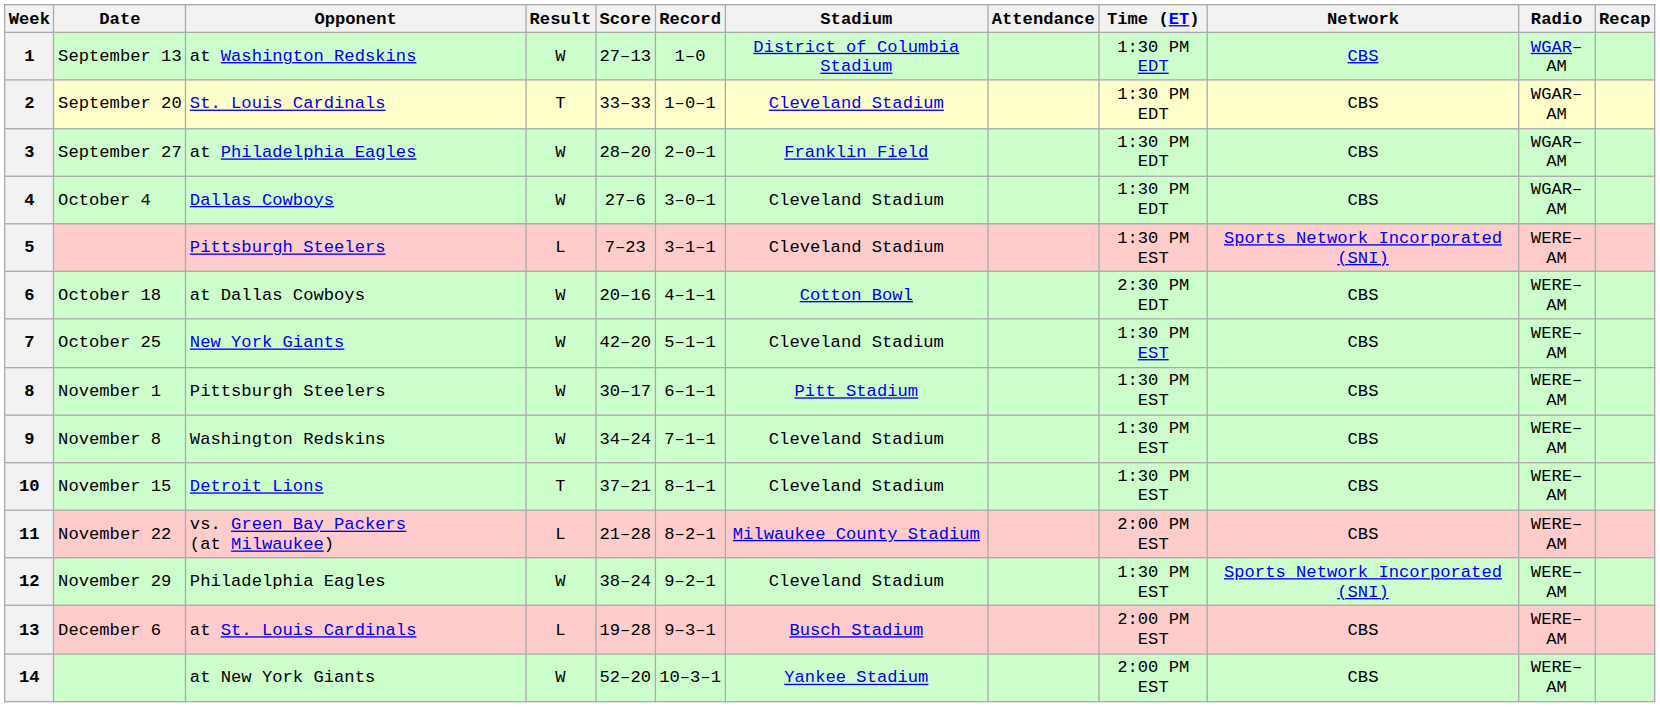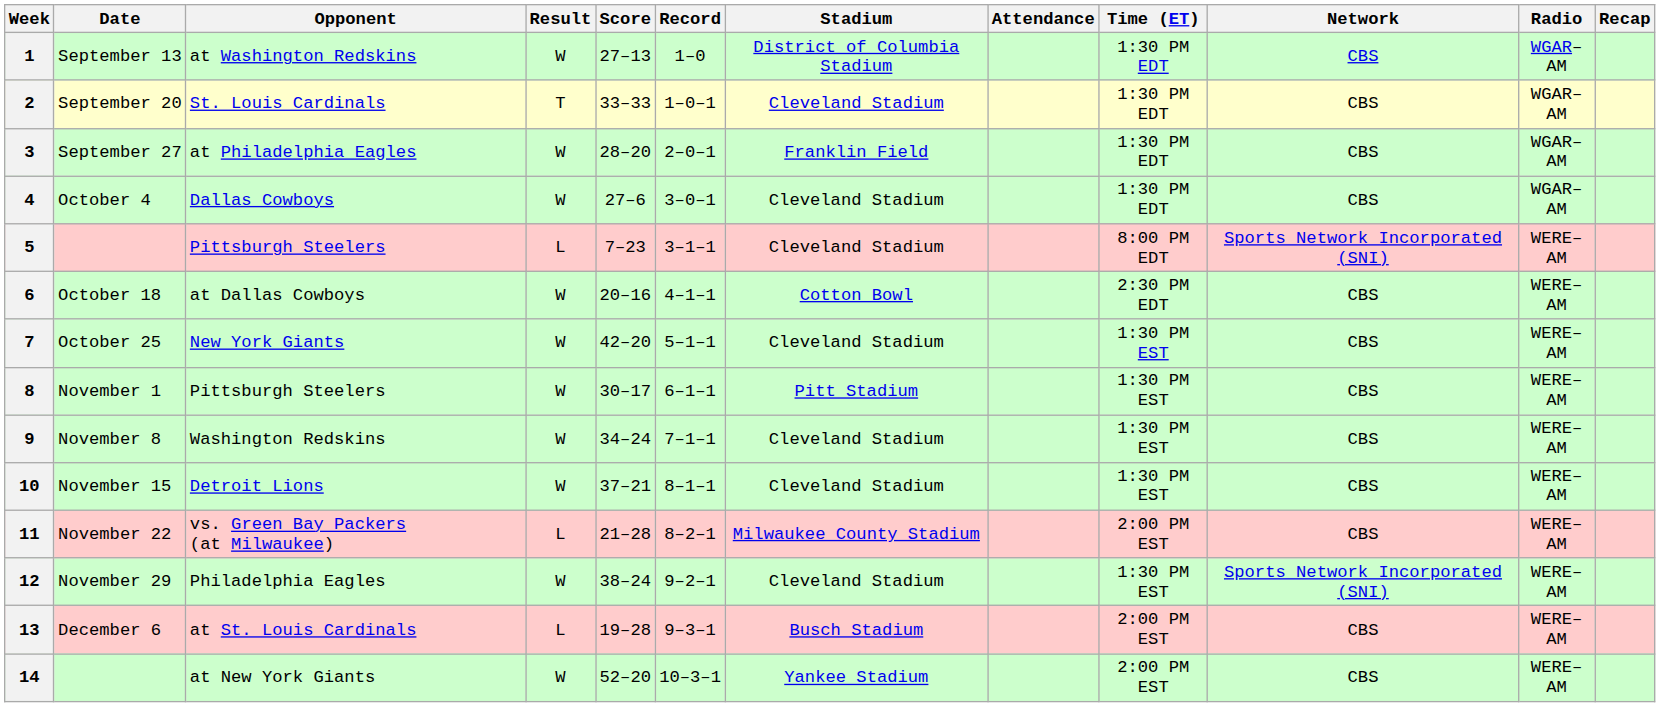(1153, 248) 1:30 PM EST -> (1153, 248) 8:00 PM EDT
(560, 486) T -> (560, 486) W
